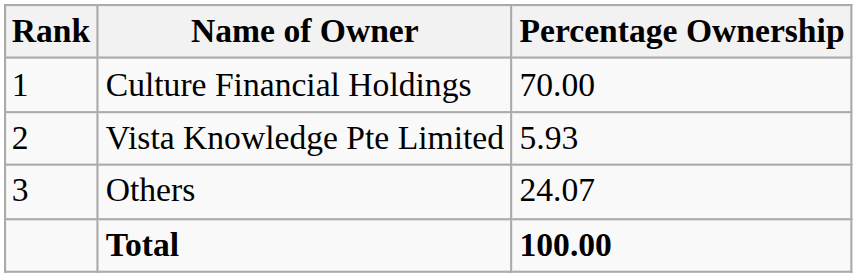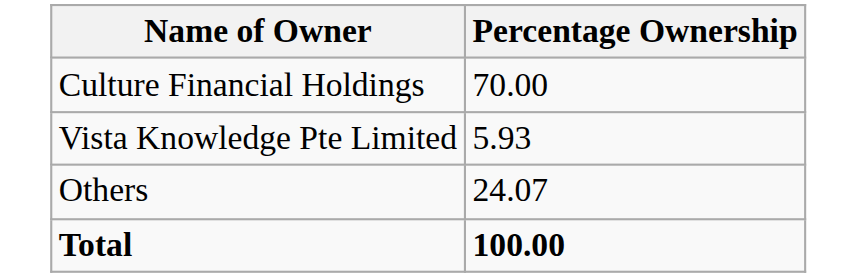- column: (51, 31)
